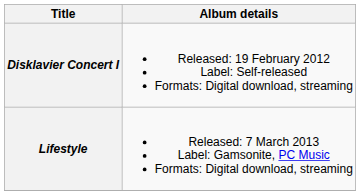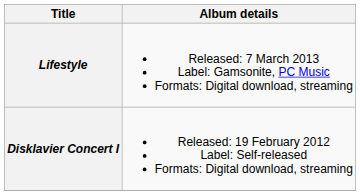rows swapped: (63, 65) <-> (63, 148)
